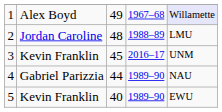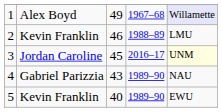(61, 35) Jordan Caroline -> (59, 35) Kevin Franklin
(116, 35) 48 -> (116, 35) 46
(59, 55) Kevin Franklin -> (61, 55) Jordan Caroline
(181, 55) no background -> (181, 55) lightyellow background
(116, 76) 44 -> (116, 76) 43
